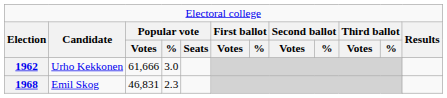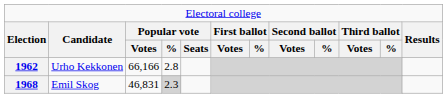(144, 66) 61,666 -> (144, 66) 66,166
(171, 66) 3.0 -> (171, 66) 2.8
(171, 84) no background -> (171, 84) lightgrey background
